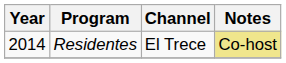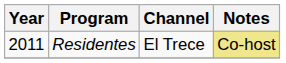(27, 45) 2014 -> (26, 45) 2011
